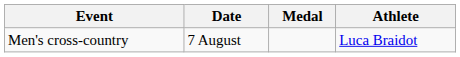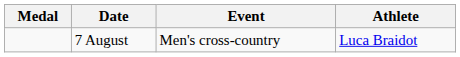columns swapped: (302, 16) <-> (94, 16)
